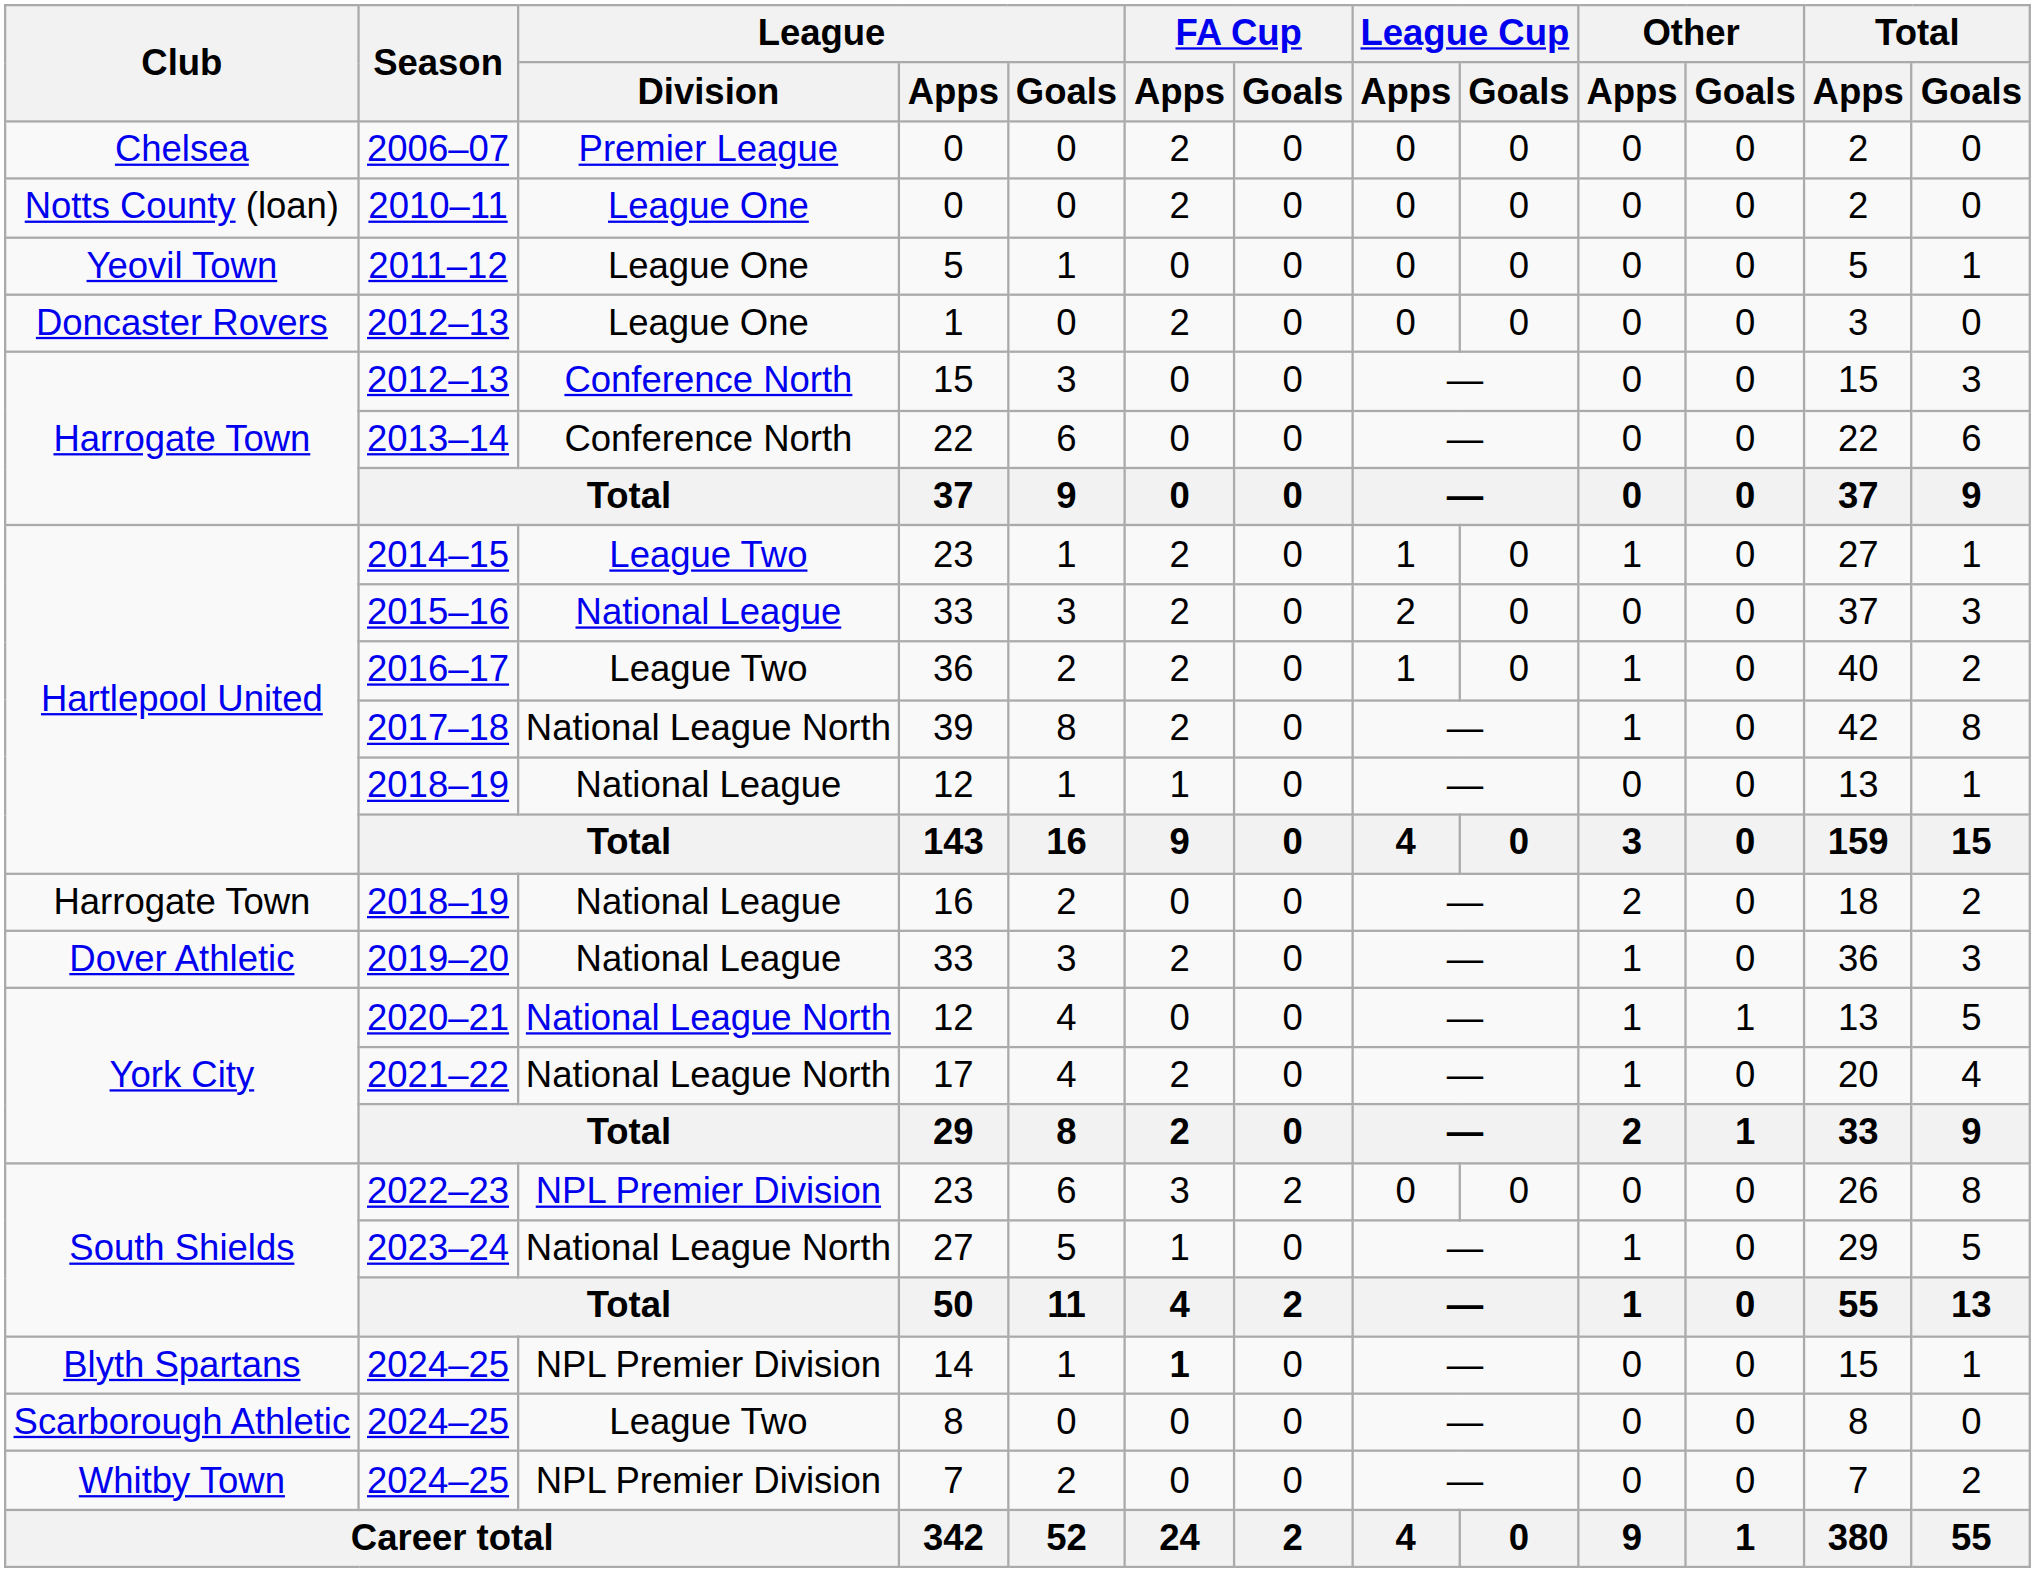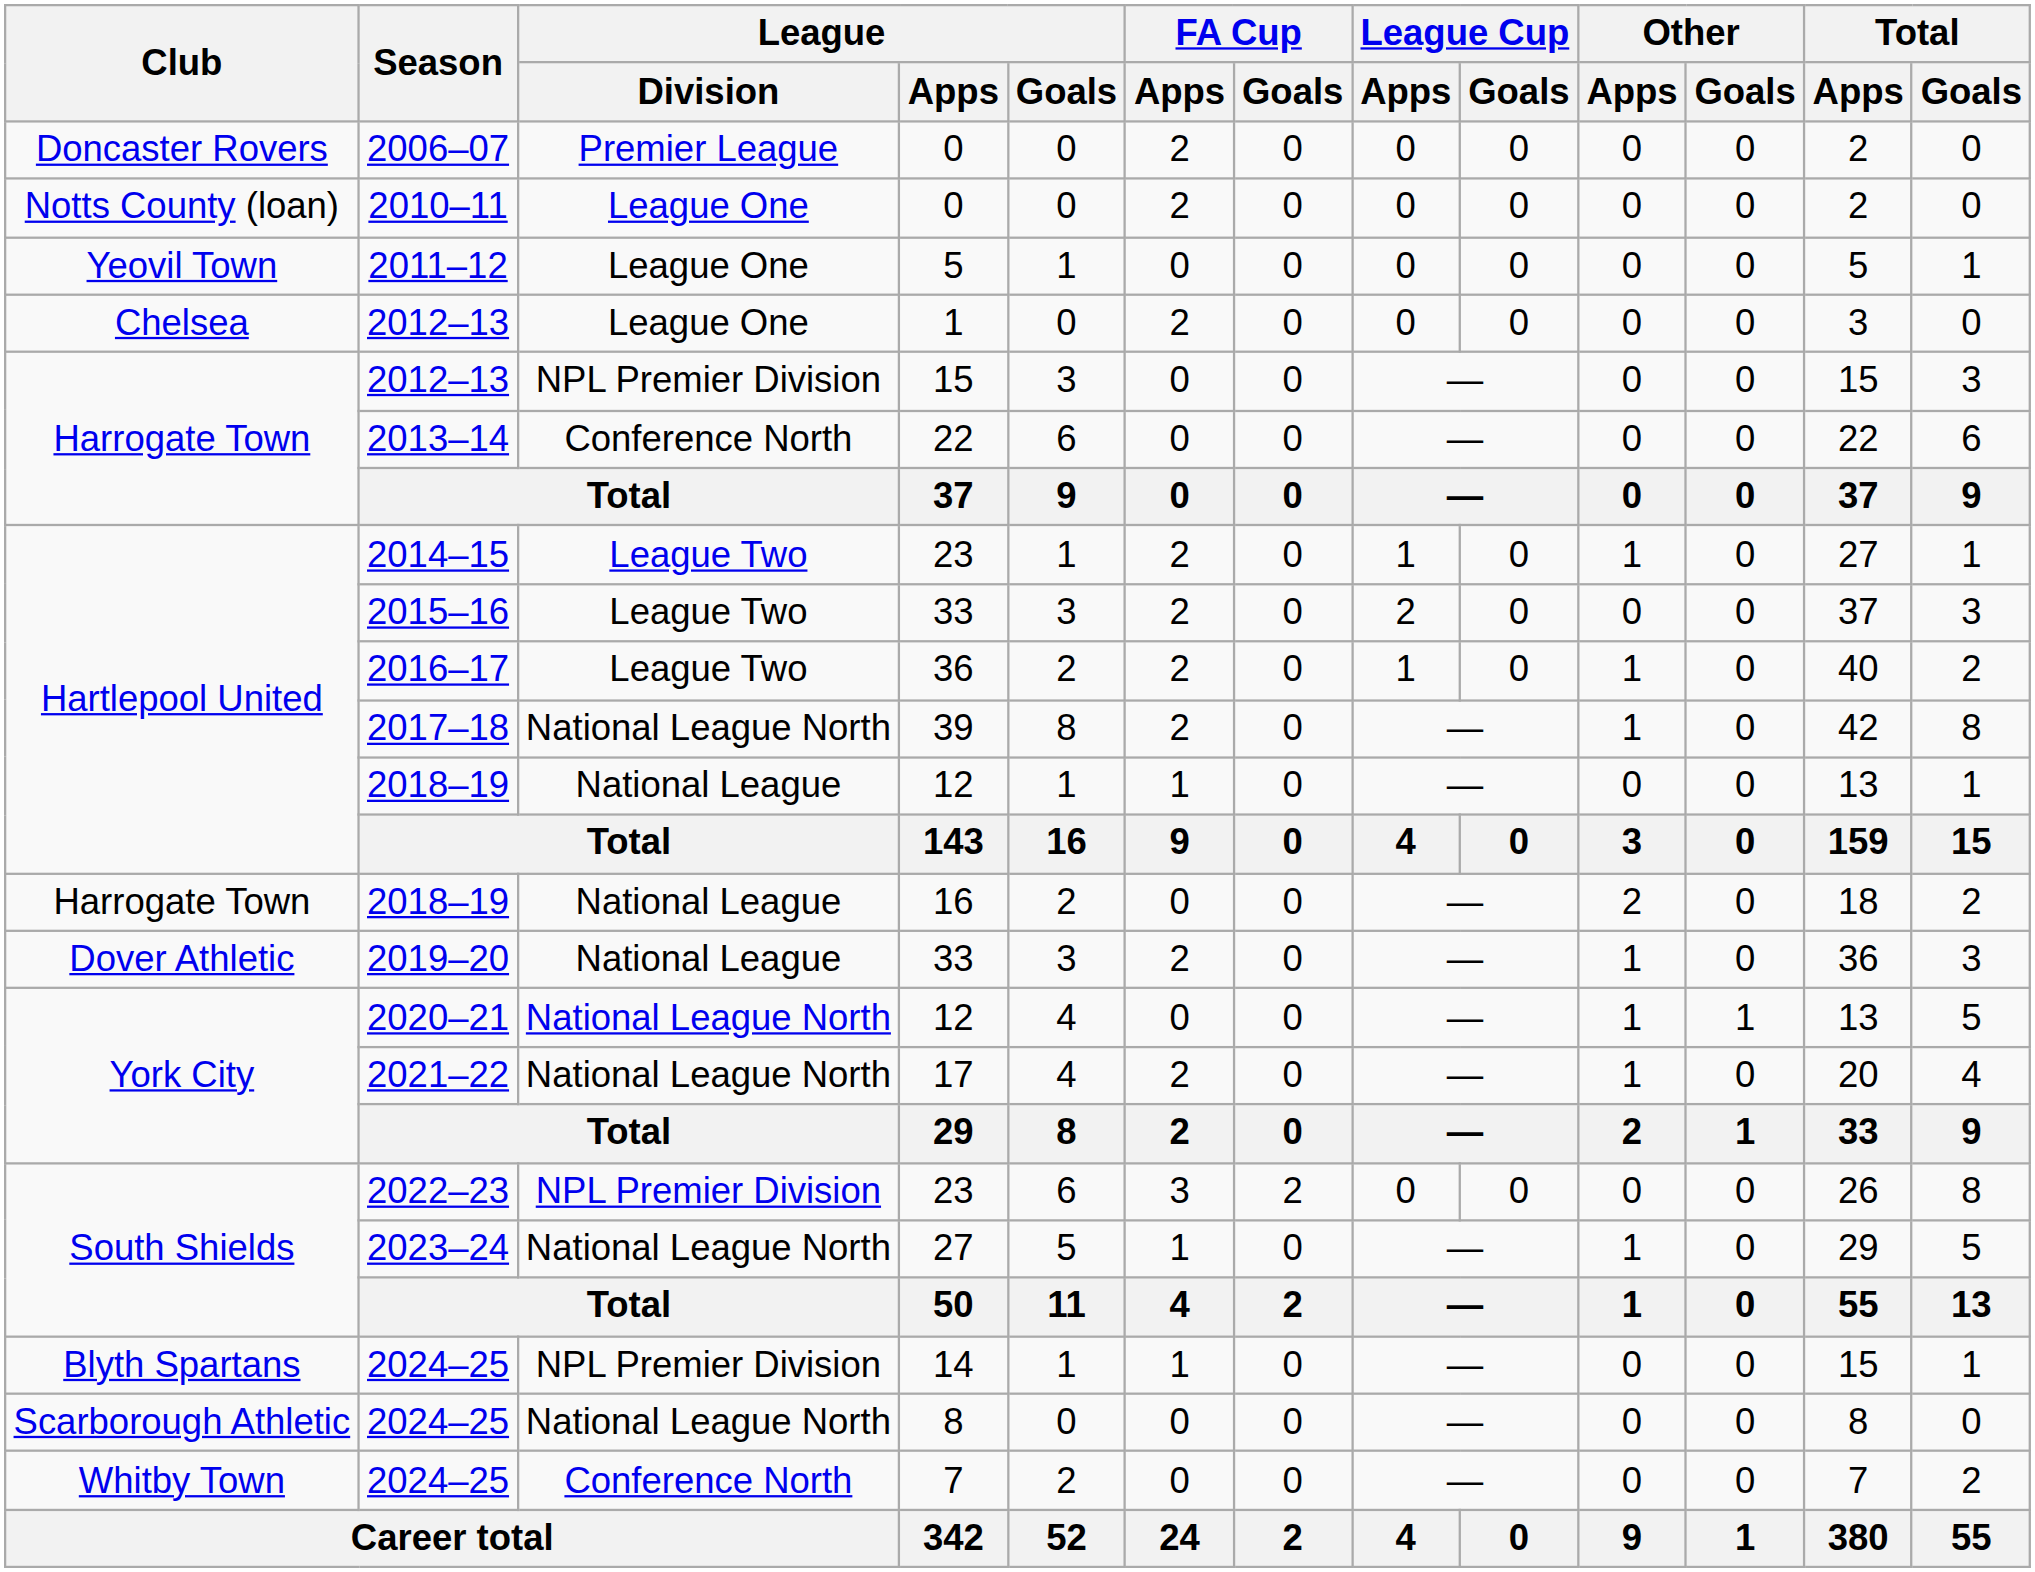(182, 149) Chelsea -> (182, 149) Doncaster Rovers
(182, 322) Doncaster Rovers -> (182, 322) Chelsea
(708, 380) Conference North -> (708, 380) NPL Premier Division
(708, 611) National League -> (708, 611) League Two
(1180, 1364) bold -> (1180, 1364) normal
(708, 1421) League Two -> (708, 1421) National League North
(708, 1479) NPL Premier Division -> (708, 1479) Conference North
